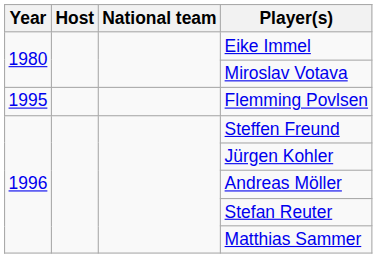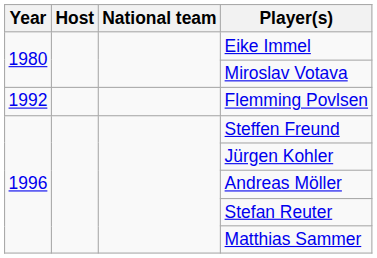(28, 101) 1995 -> (28, 101) 1992
